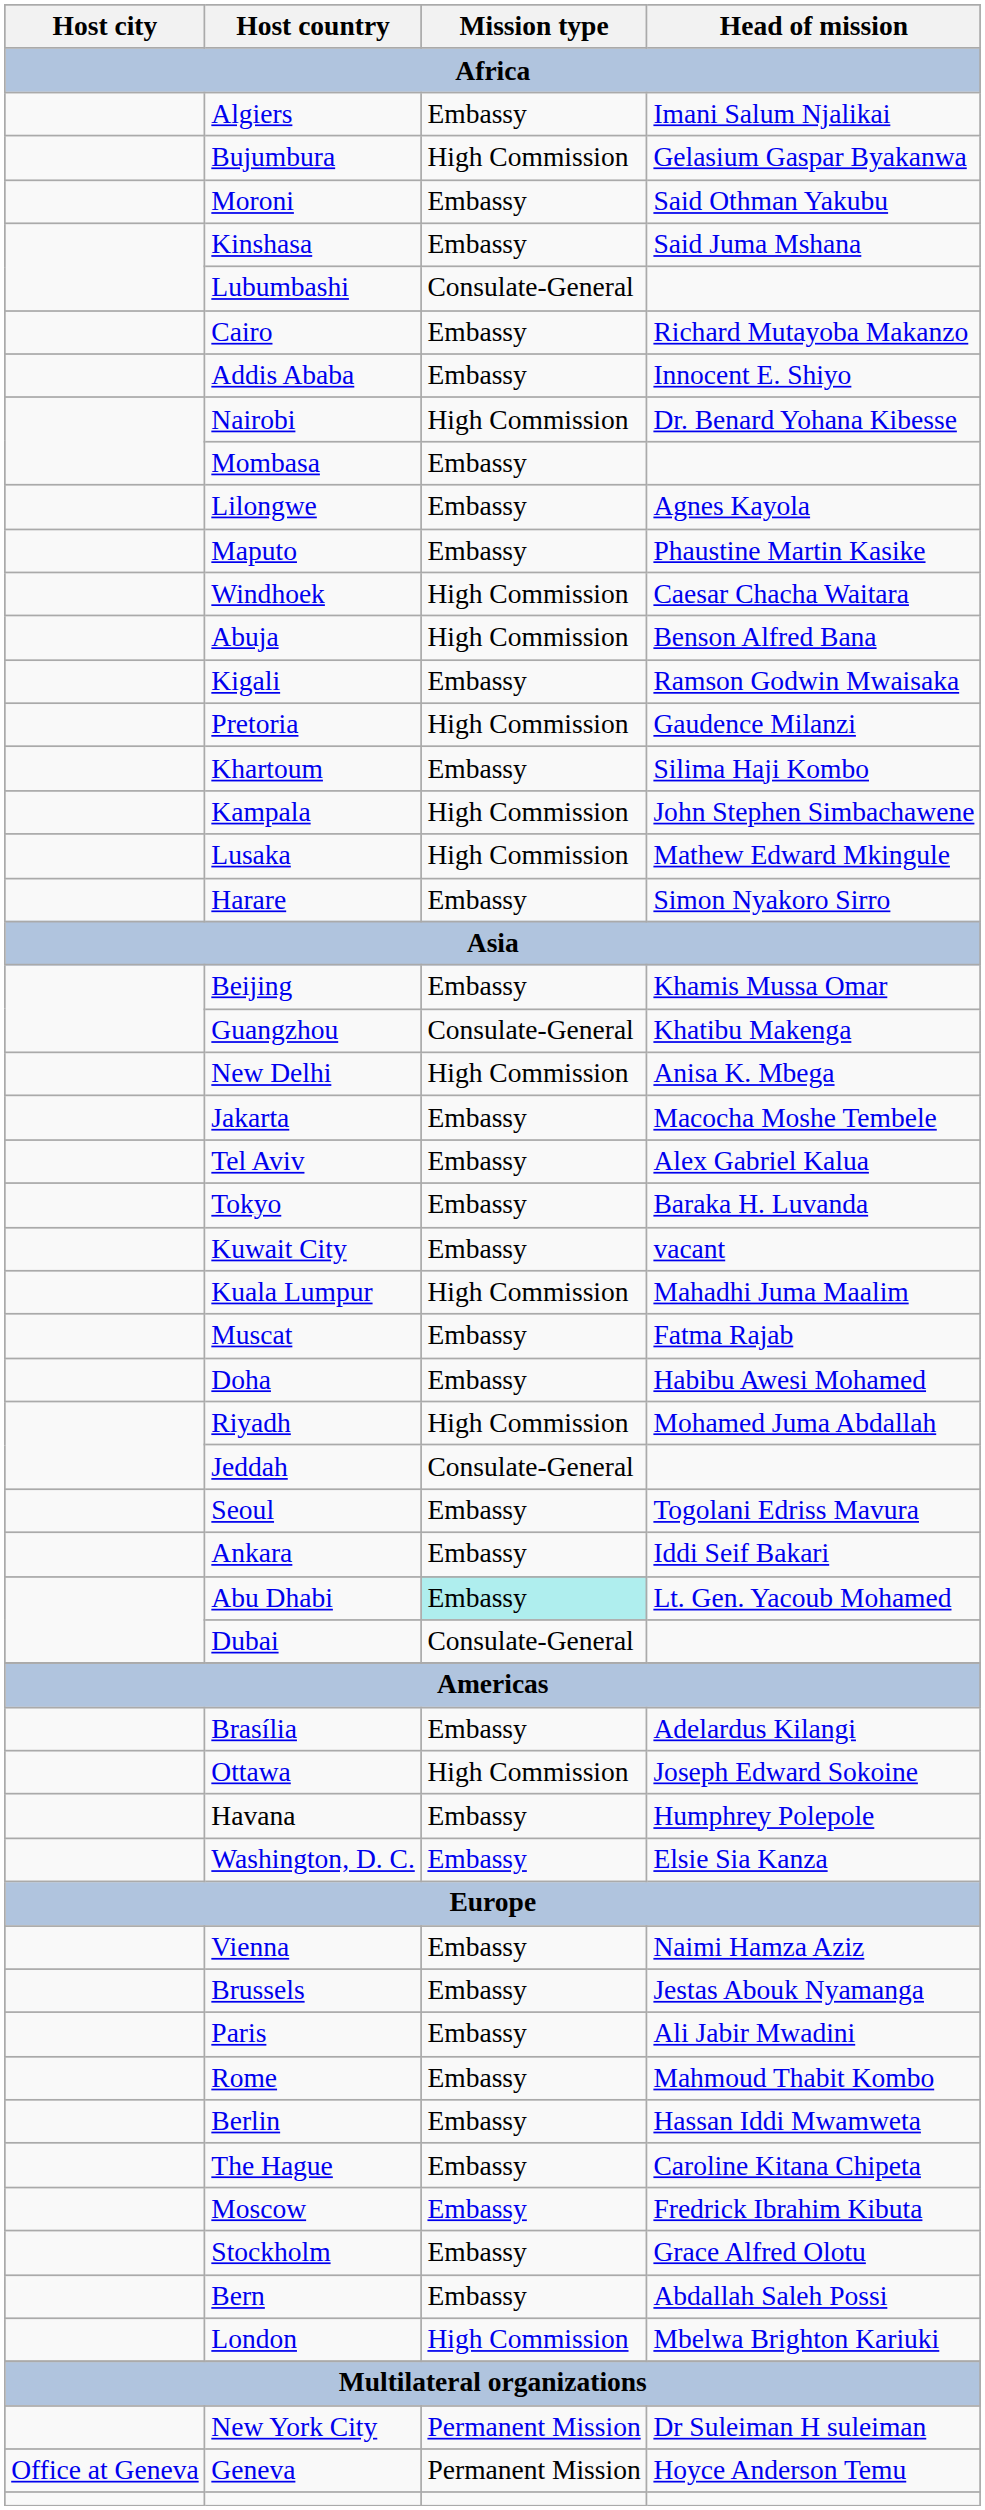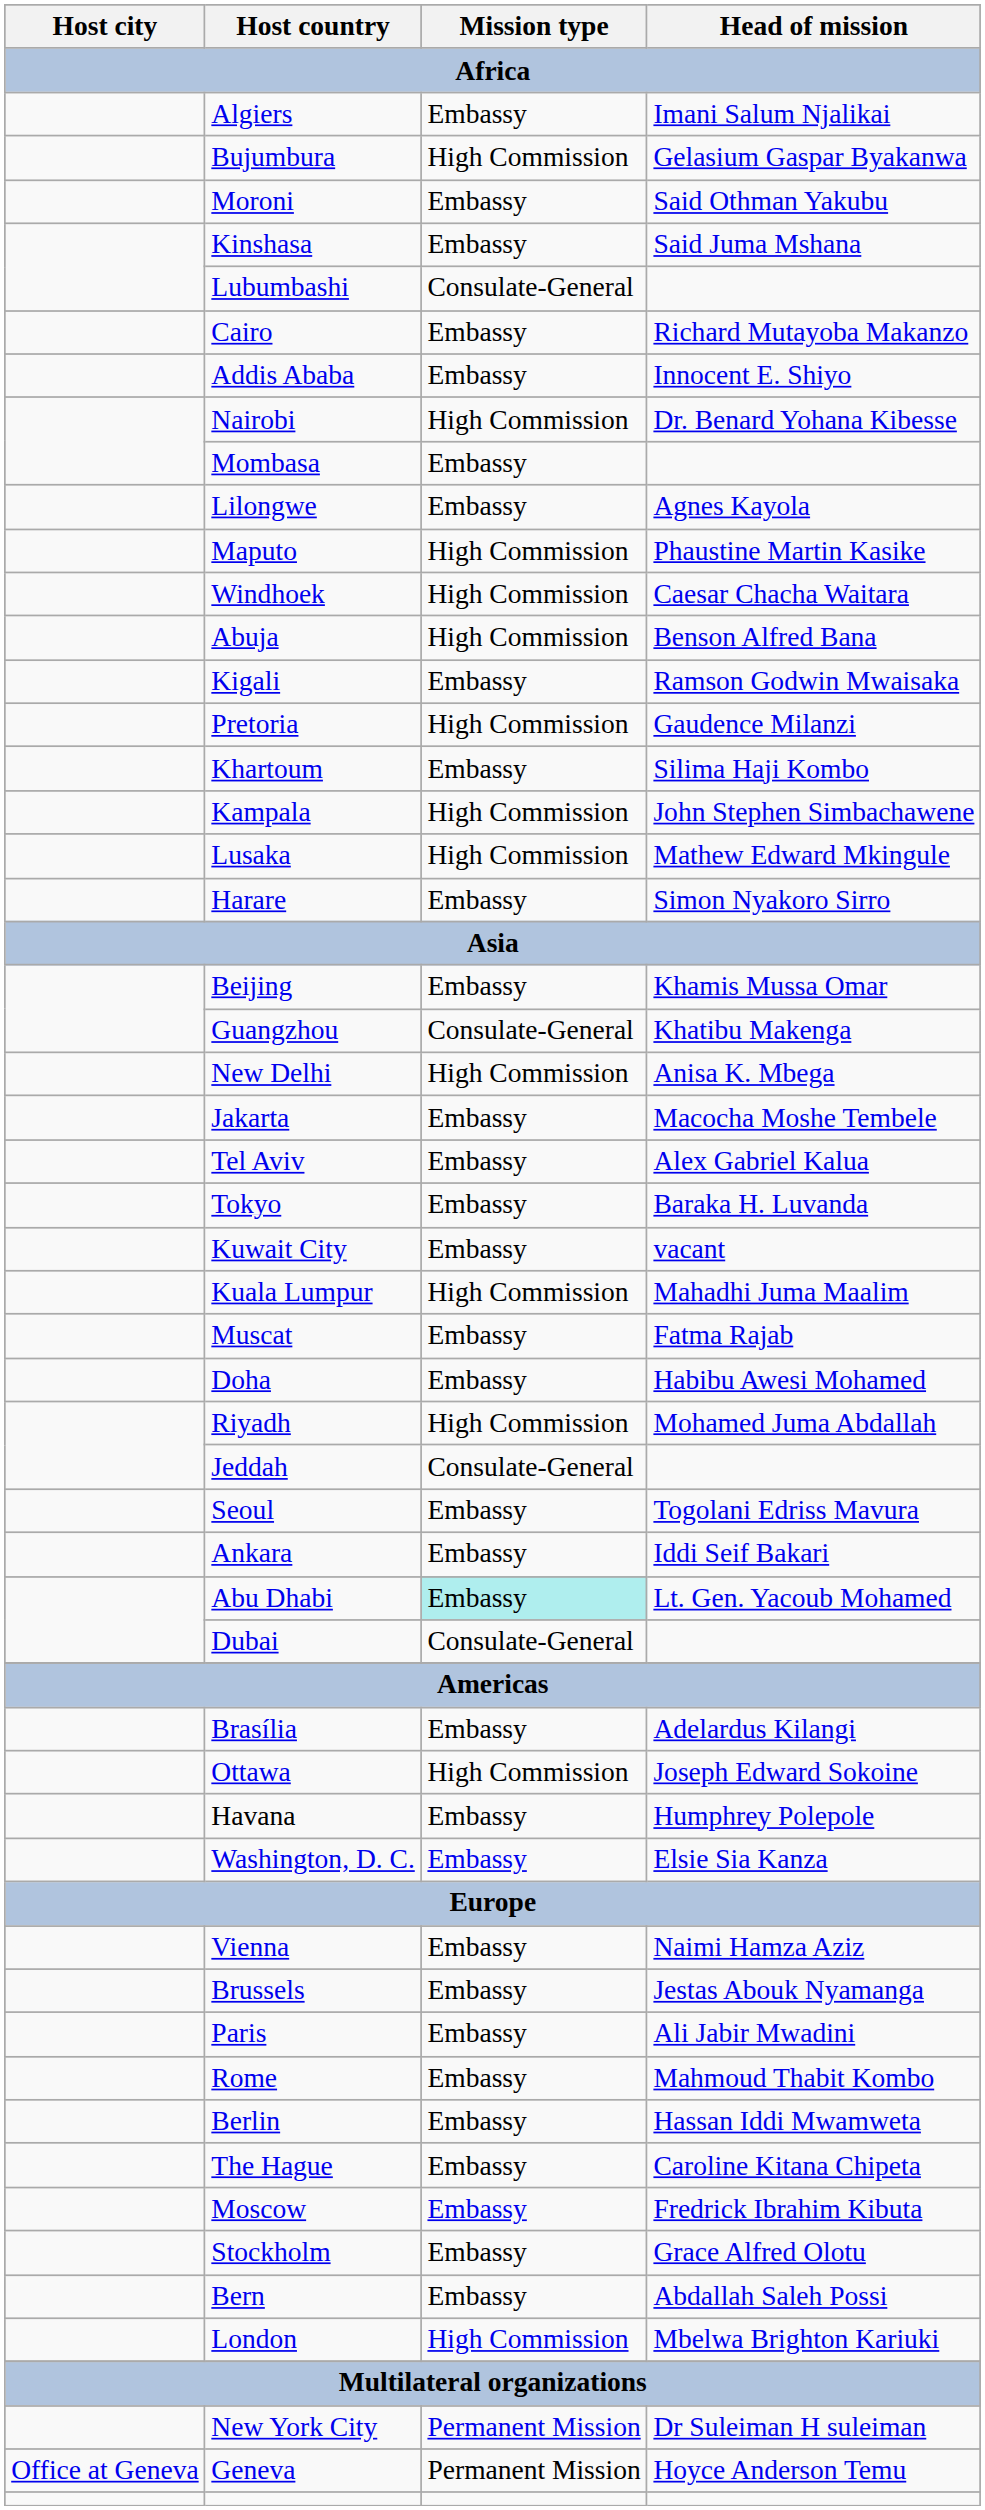(477, 550) Embassy -> (528, 550) High Commission
